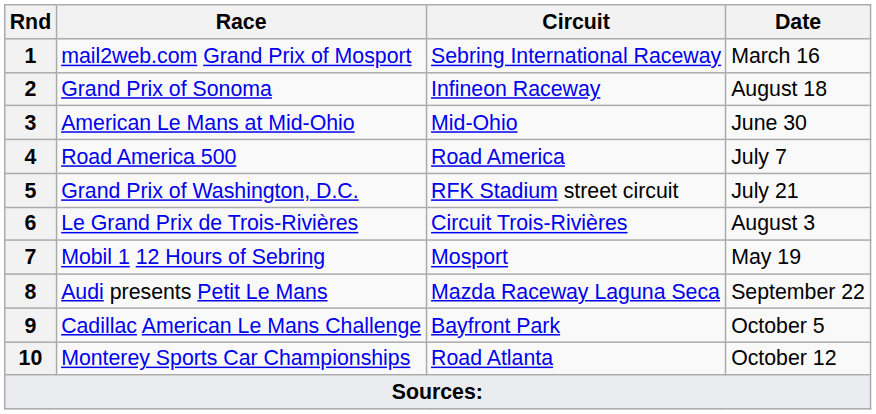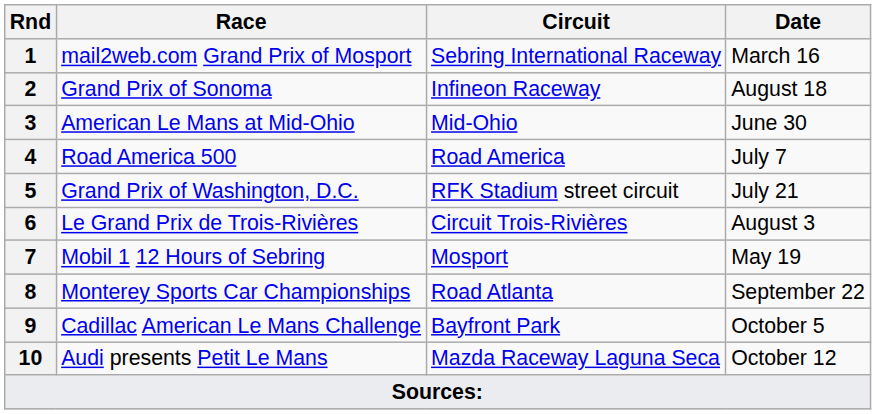(194, 291) Audi presents Petit Le Mans -> (236, 291) Monterey Sports Car Championships
(576, 291) Mazda Raceway Laguna Seca -> (492, 291) Road Atlanta
(236, 359) Monterey Sports Car Championships -> (194, 359) Audi presents Petit Le Mans
(492, 359) Road Atlanta -> (576, 359) Mazda Raceway Laguna Seca
